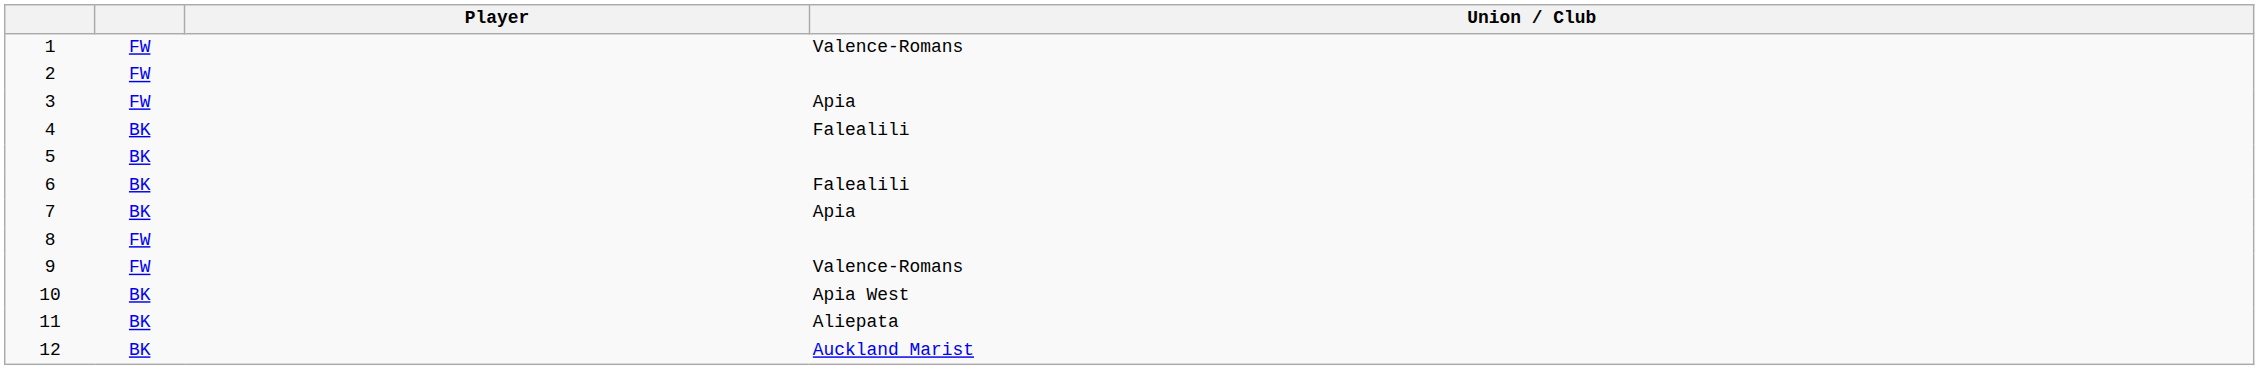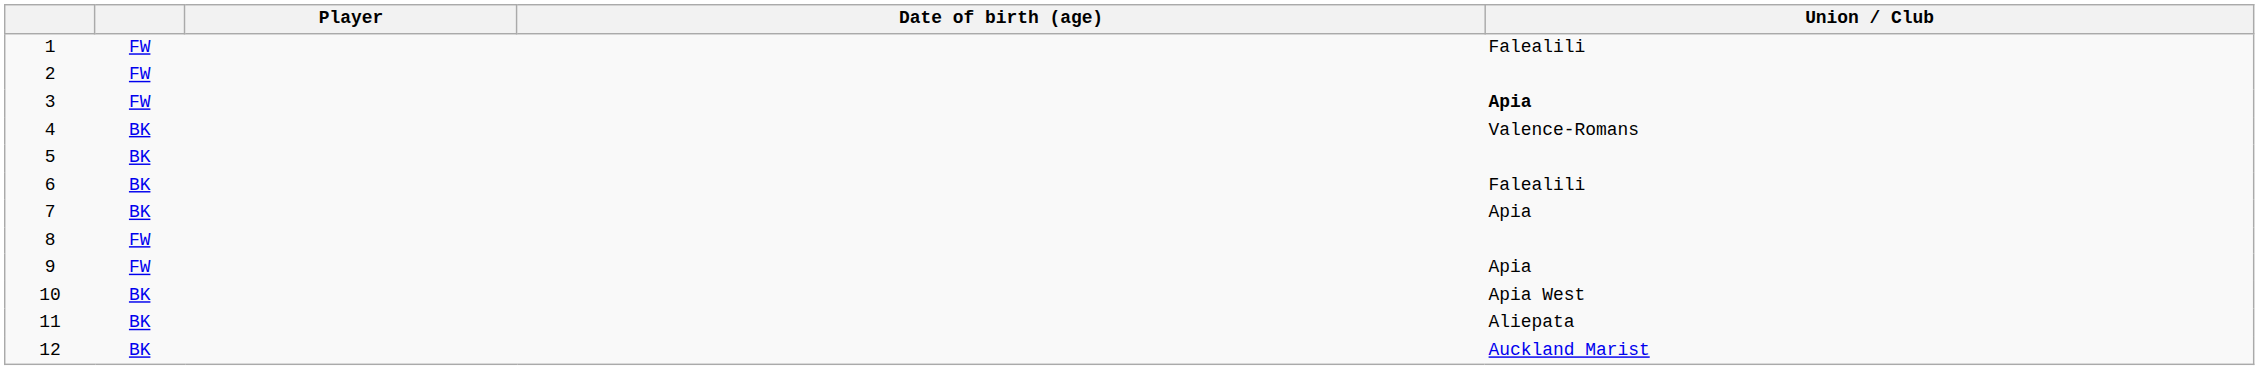+ column: (1001, 20)
(888, 48) Valence-Romans -> (1537, 48) Falealili
(834, 103) normal -> (1510, 103) bold
(861, 131) Falealili -> (1564, 131) Valence-Romans
(888, 268) Valence-Romans -> (1510, 268) Apia
